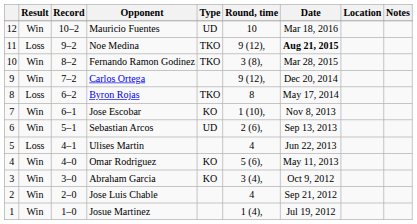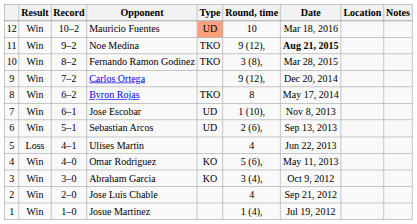(210, 29) no background -> (210, 29) lightsalmon background
(35, 46) Loss -> (35, 46) Win
(35, 95) Loss -> (35, 95) Win
(210, 112) KO -> (210, 112) UD
